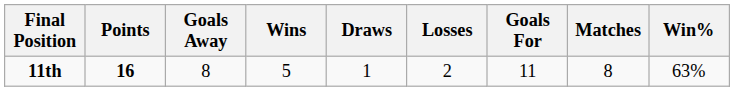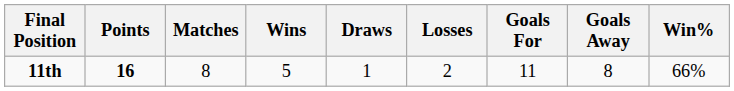columns swapped: (608, 30) <-> (206, 30)
(689, 71) 63% -> (689, 71) 66%
